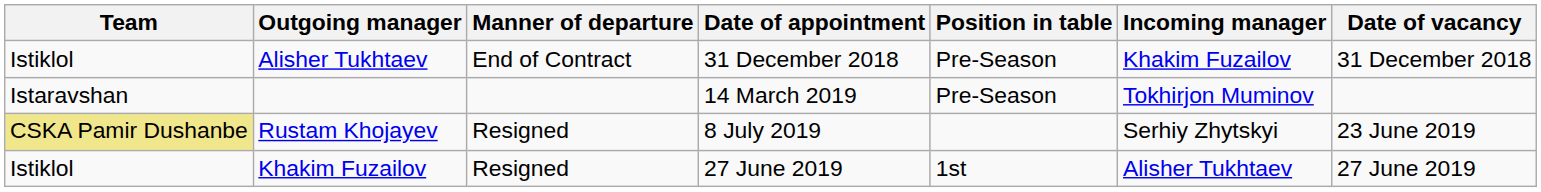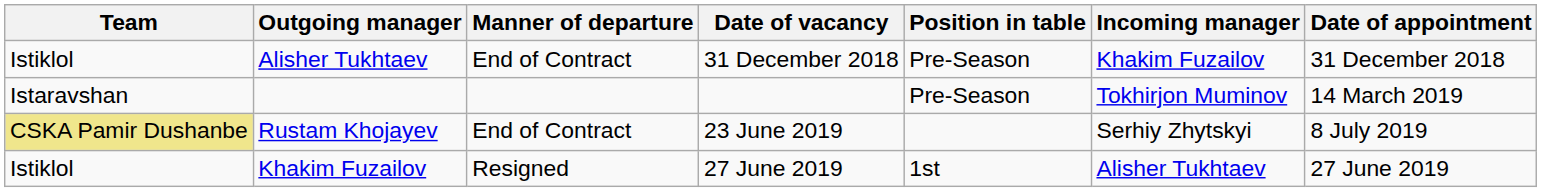columns swapped: (1434, 22) <-> (815, 22)
(521, 131) Resigned -> (552, 131) End of Contract
